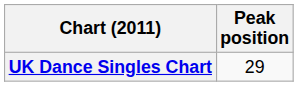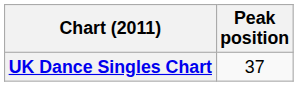(255, 66) 29 -> (255, 66) 37
